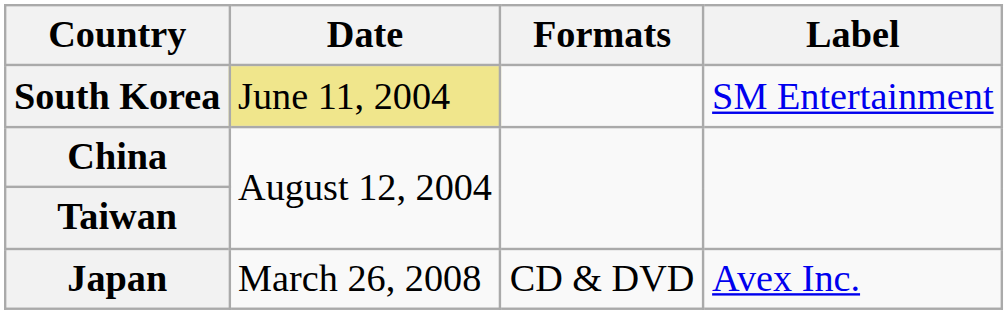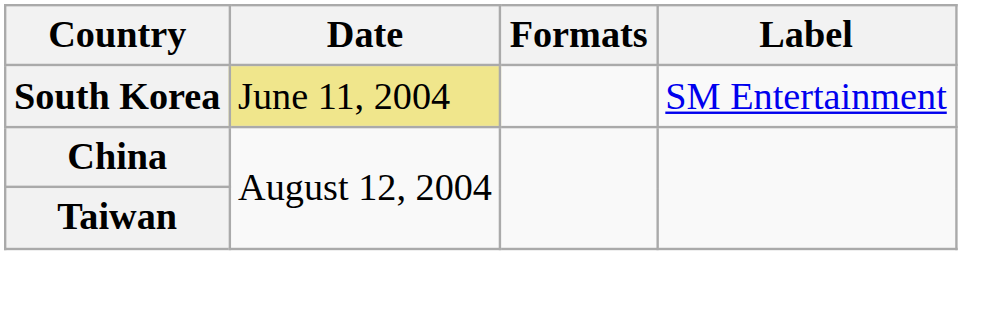- row: (117, 277)
